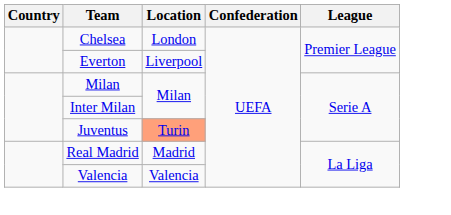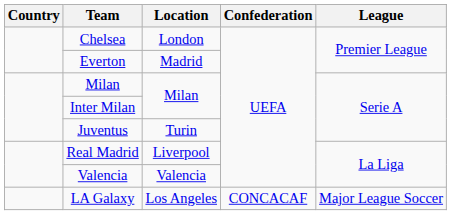(174, 61) Liverpool -> (181, 61) Madrid
(174, 130) lightsalmon background -> (181, 130) no background
(174, 152) Madrid -> (181, 152) Liverpool
+ row: (103, 198)
